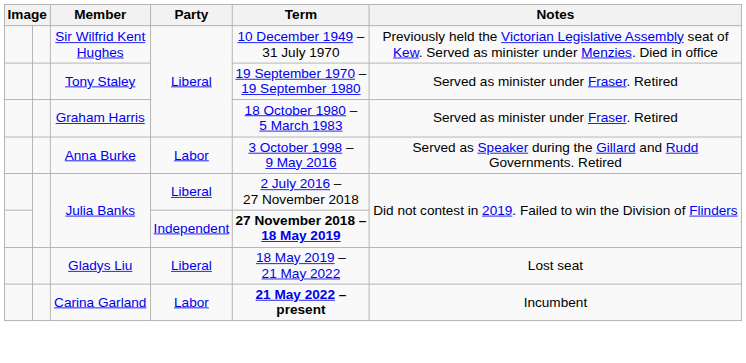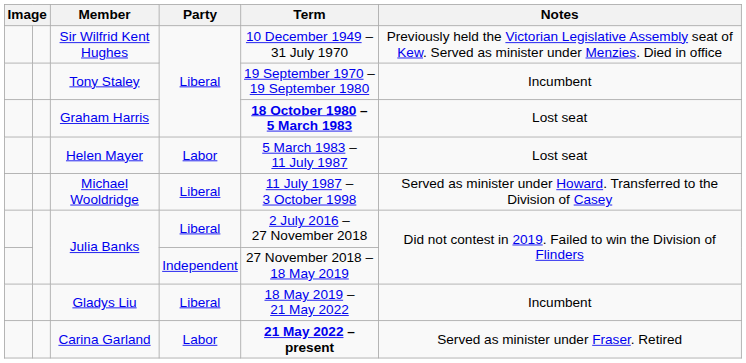(555, 81) Served as minister under Fraser. Retired -> (560, 81) Incumbent
(301, 118) normal -> (309, 118) bold
(555, 118) Served as minister under Fraser. Retired -> (560, 118) Lost seat
+ row: (105, 155)
+ row: (105, 191)
- row: (100, 155)
(301, 228) bold -> (309, 265) normal
(555, 265) Lost seat -> (560, 302) Incumbent
(555, 302) Incumbent -> (560, 339) Served as minister under Fraser. Retired
